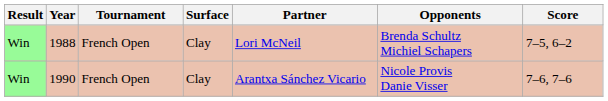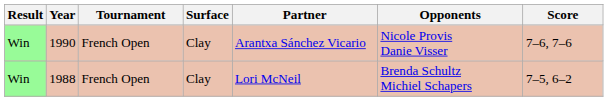rows swapped: (62, 43) <-> (62, 78)
